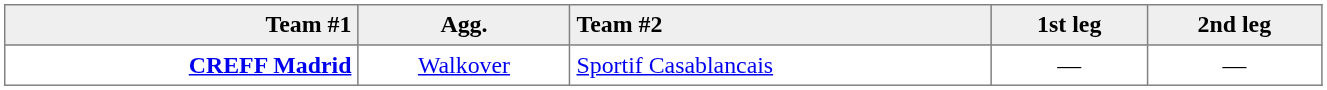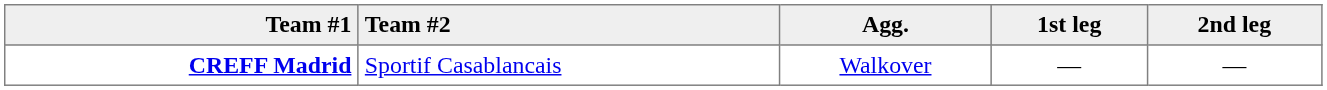columns swapped: (464, 24) <-> (619, 24)
